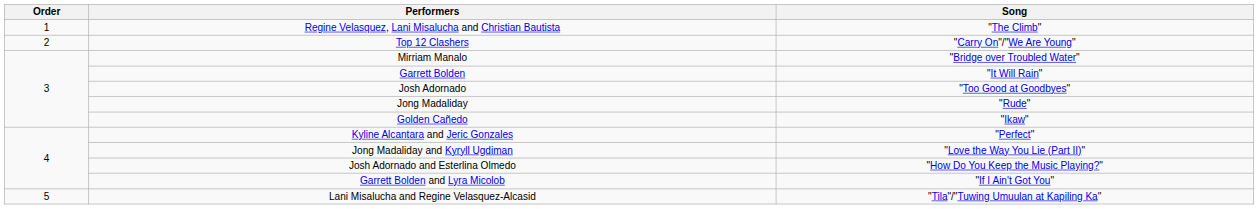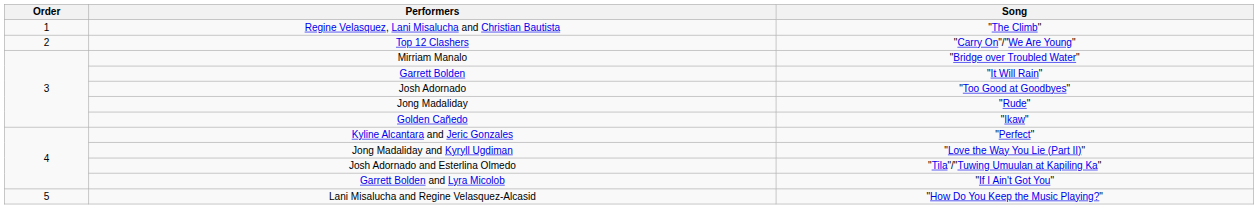(1015, 166) "How Do You Keep the Music Playing?" -> (1015, 166) "Tila"/"Tuwing Umuulan at Kapiling Ka"
(1015, 196) "Tila"/"Tuwing Umuulan at Kapiling Ka" -> (1015, 196) "How Do You Keep the Music Playing?"
